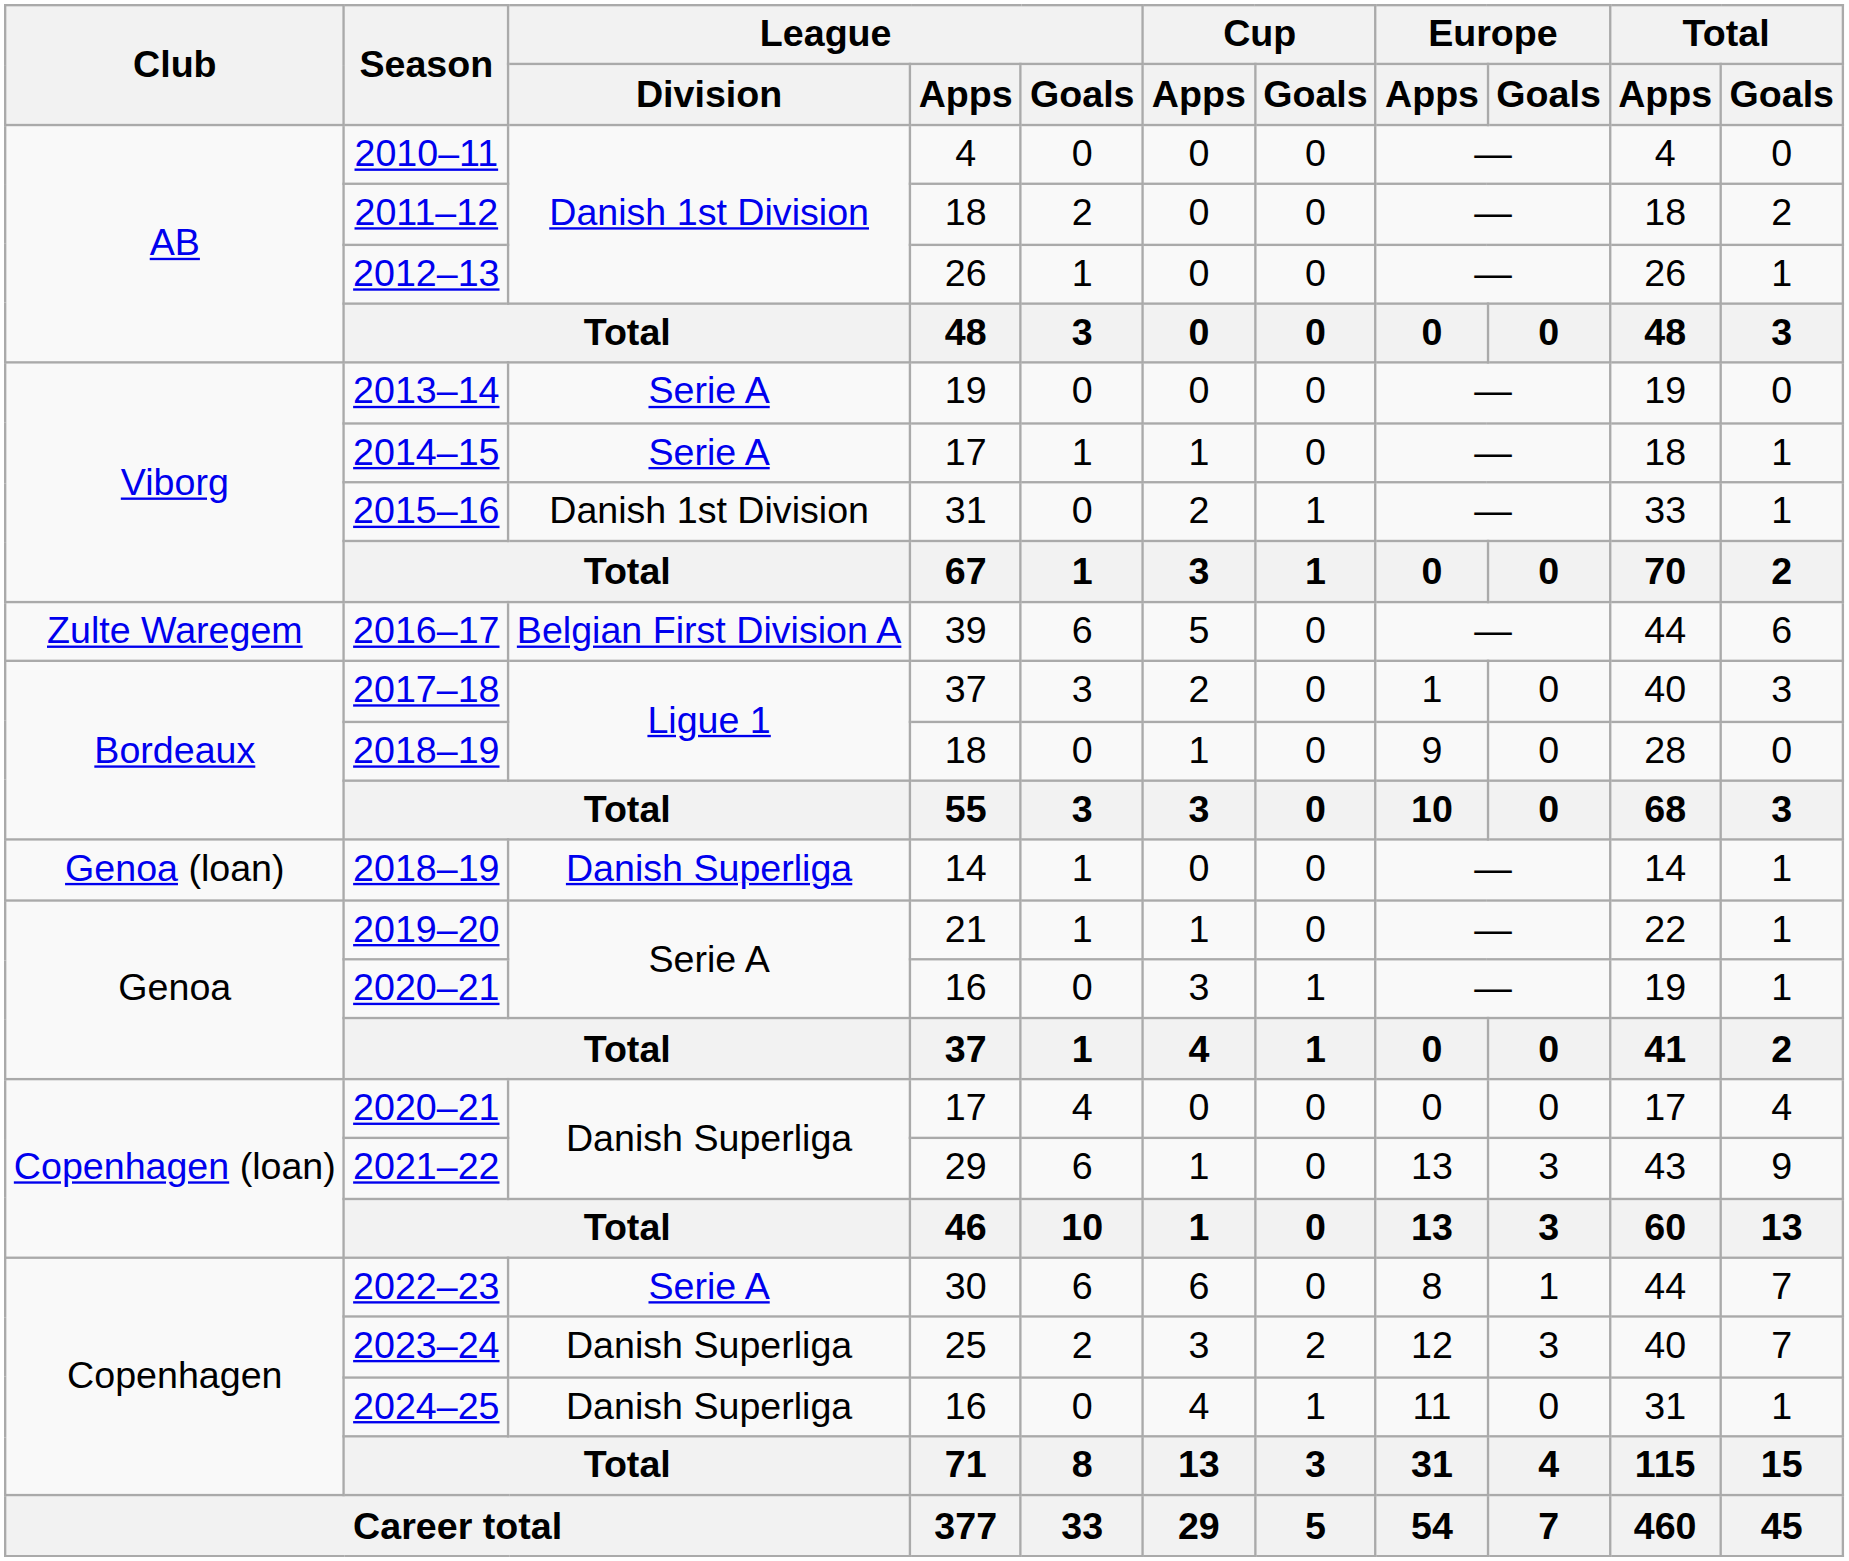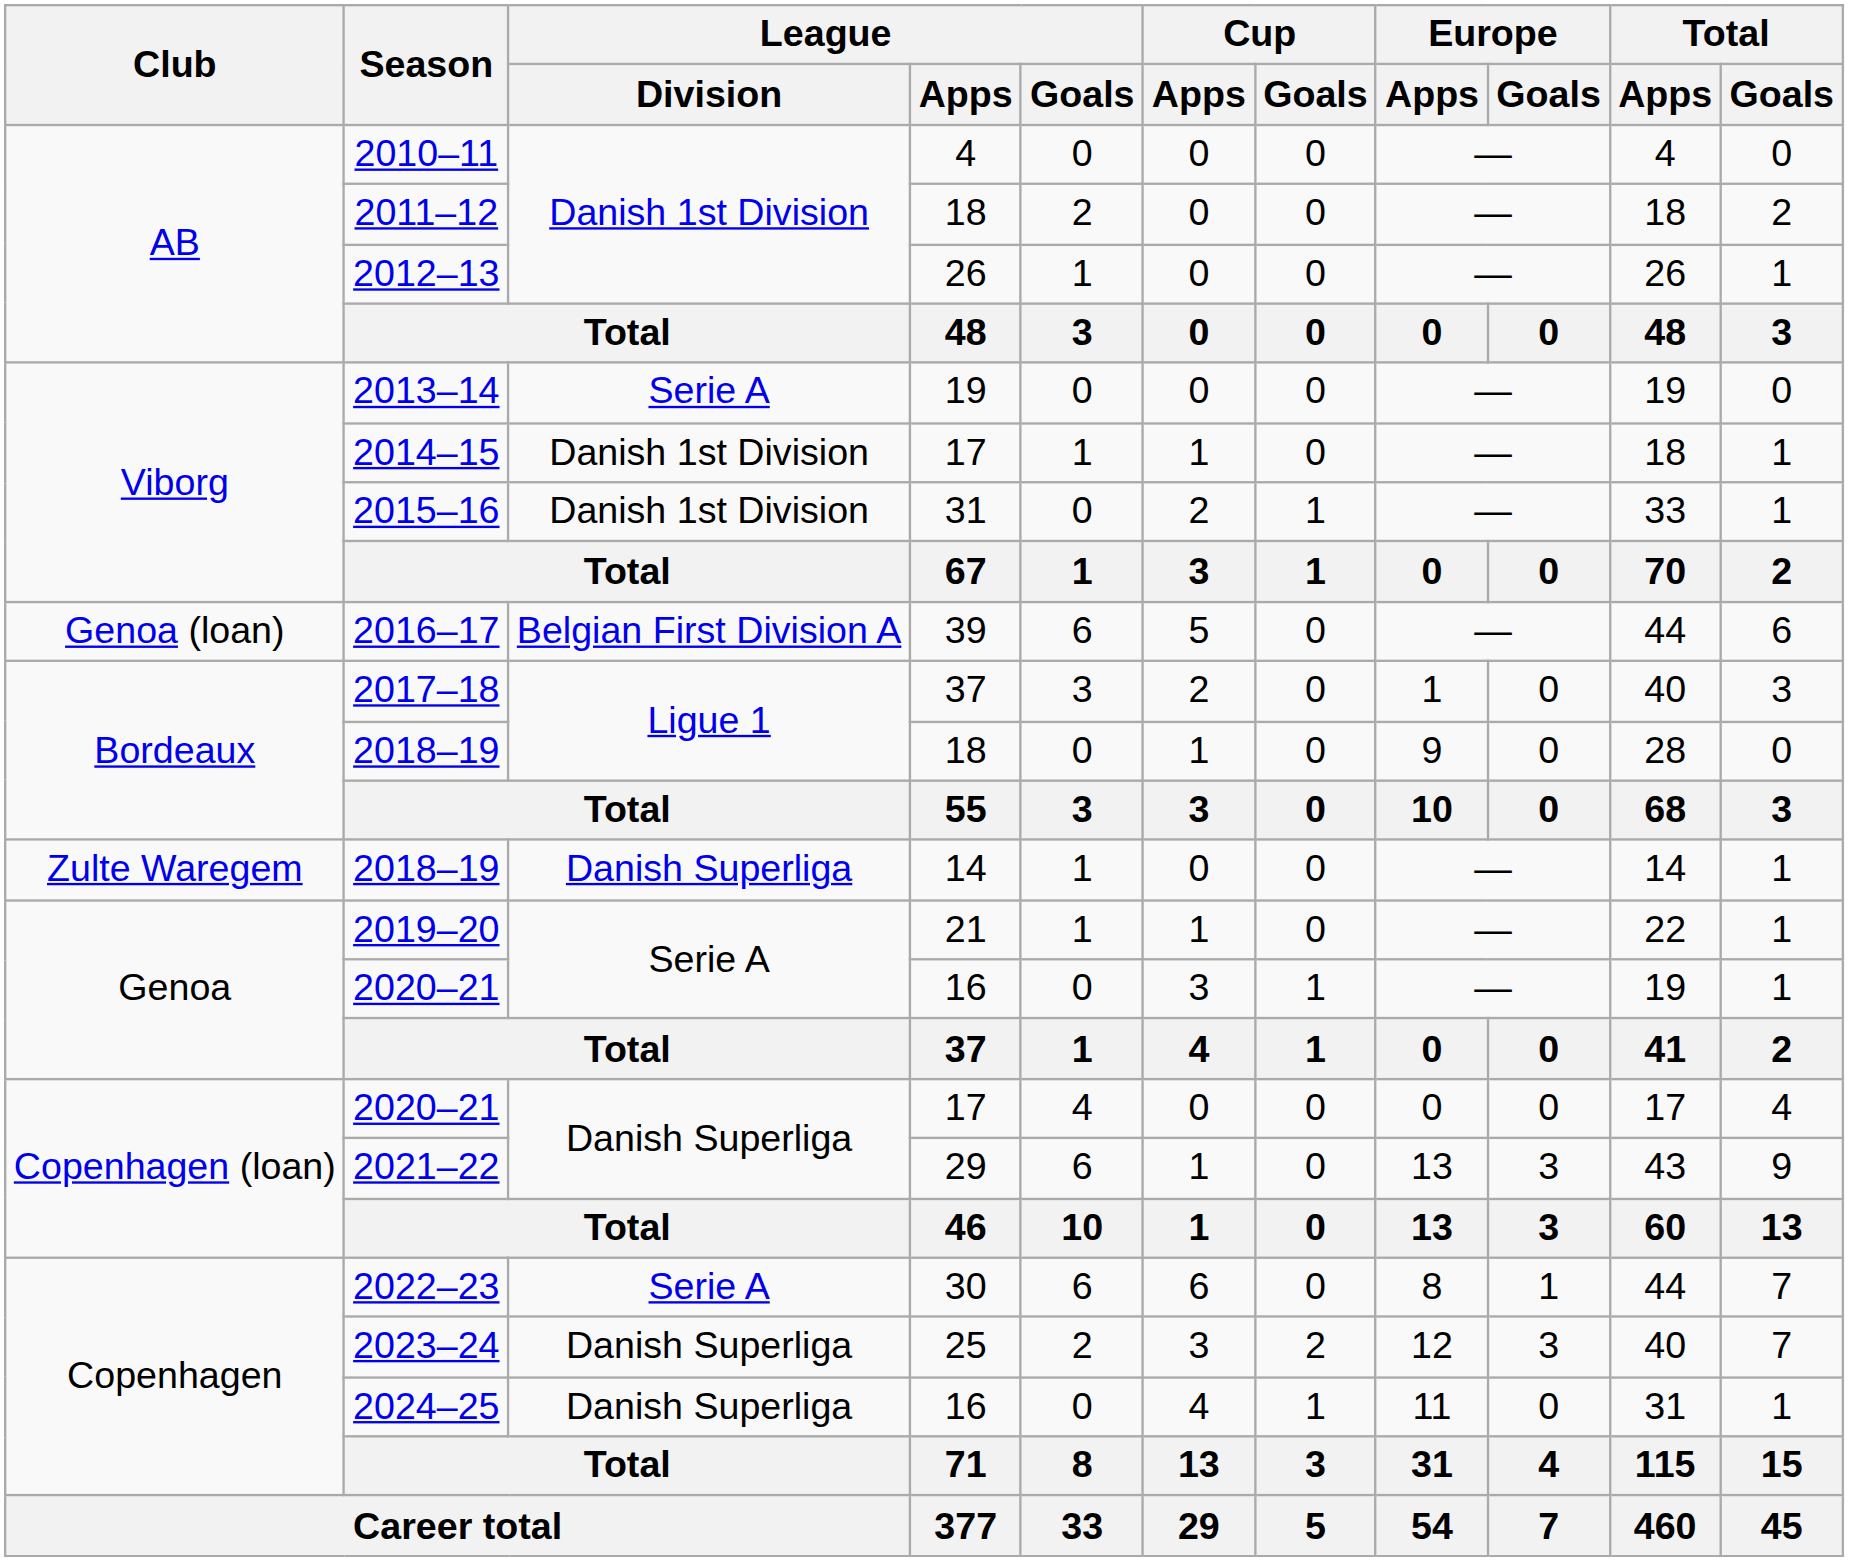(709, 451) Serie A -> (709, 451) Danish 1st Division
(175, 630) Zulte Waregem -> (175, 630) Genoa (loan)
(175, 869) Genoa (loan) -> (175, 869) Zulte Waregem
